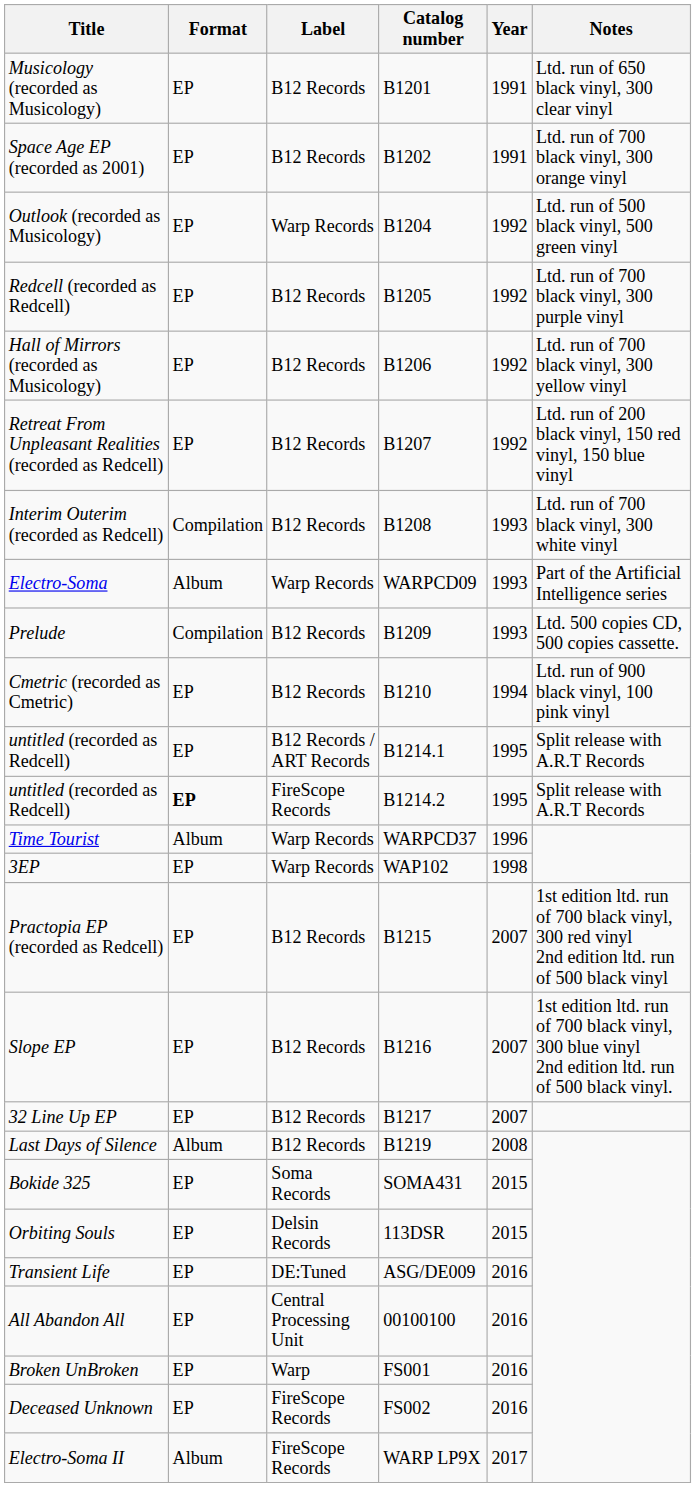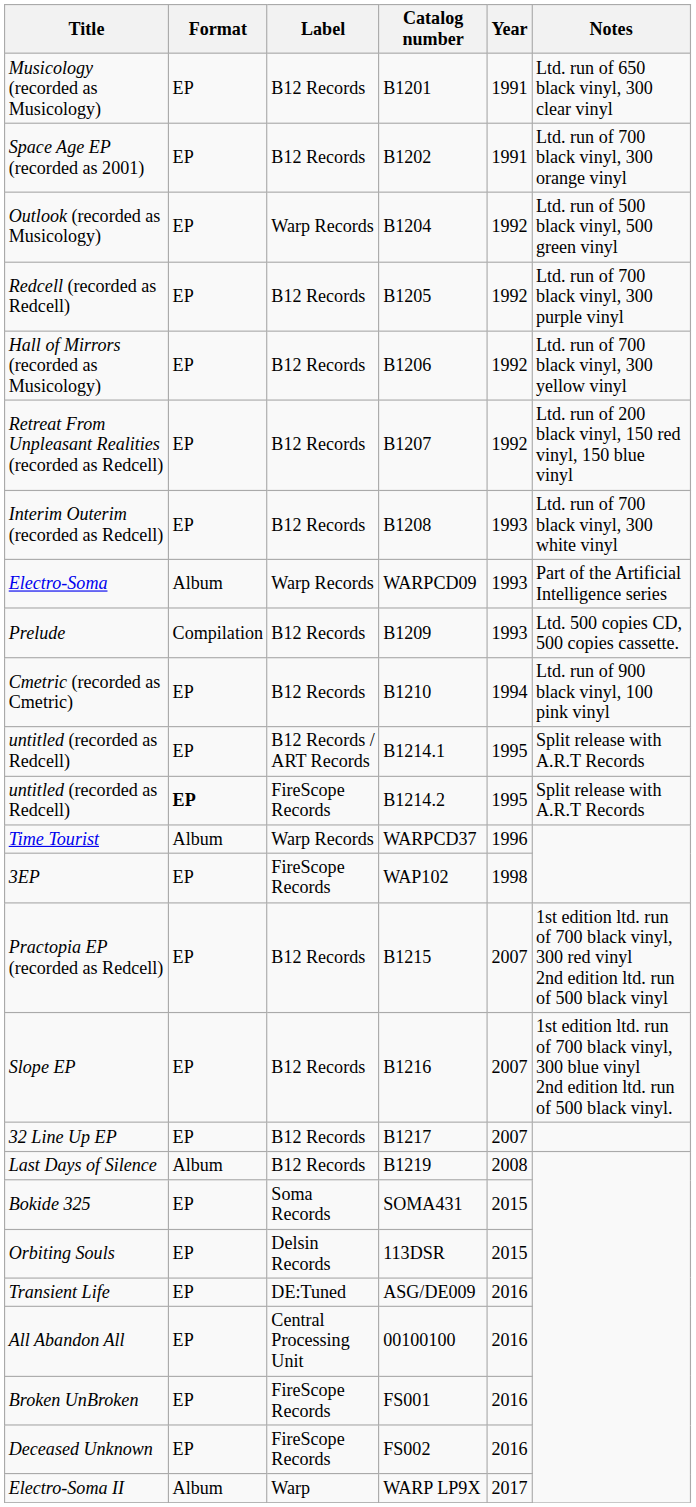(218, 524) Compilation -> (183, 524) EP
(323, 867) Warp Records -> (308, 877) FireScope Records
(291, 1369) Warp -> (308, 1400) FireScope Records
(308, 1457) FireScope Records -> (291, 1488) Warp
